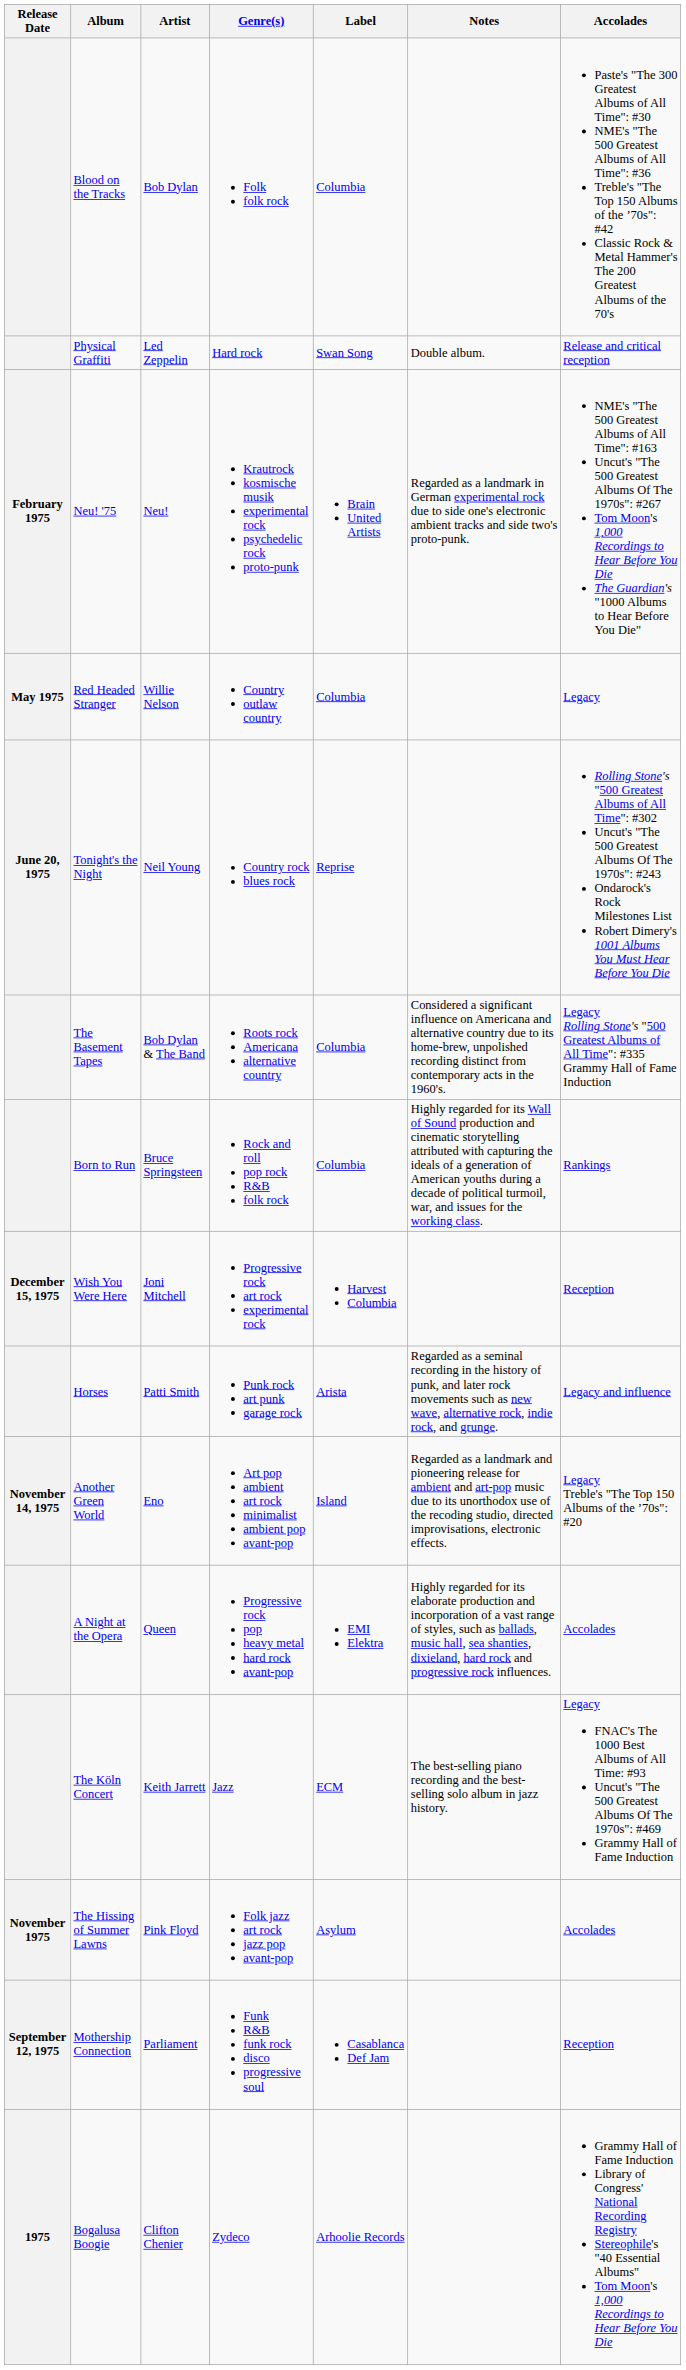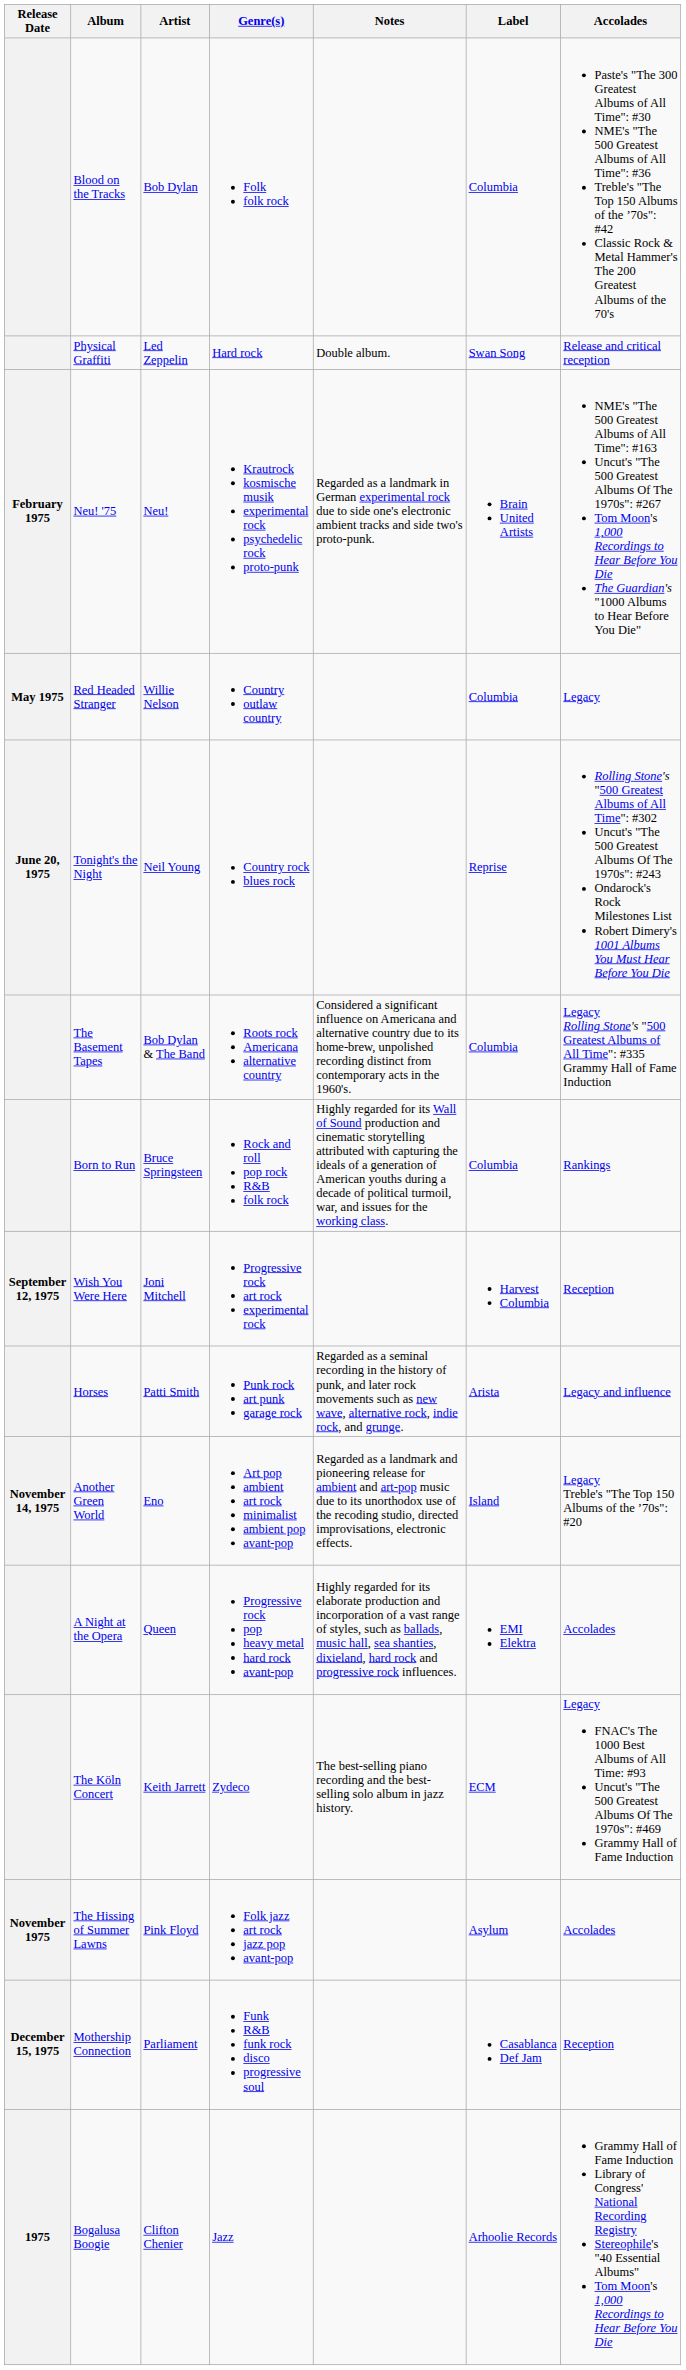columns swapped: (361, 21) <-> (484, 21)
(37, 1288) December 15, 1975 -> (37, 1288) September 12, 1975
(223, 1786) Jazz -> (231, 1786) Zydeco
(37, 2044) September 12, 1975 -> (37, 2044) December 15, 1975
(231, 2237) Zydeco -> (223, 2237) Jazz
